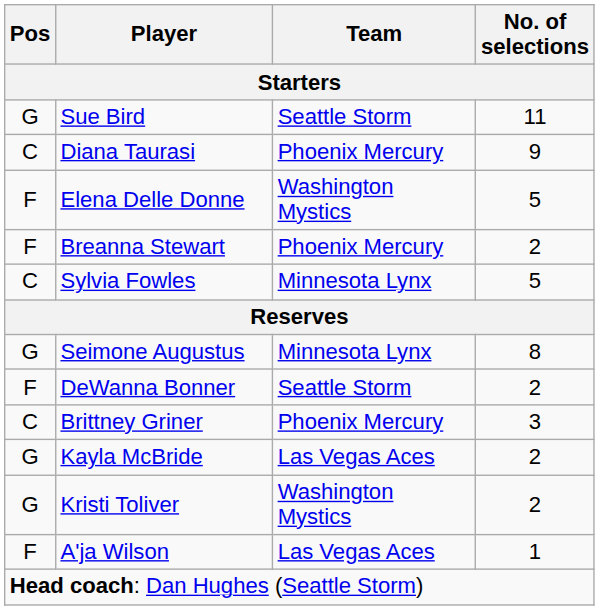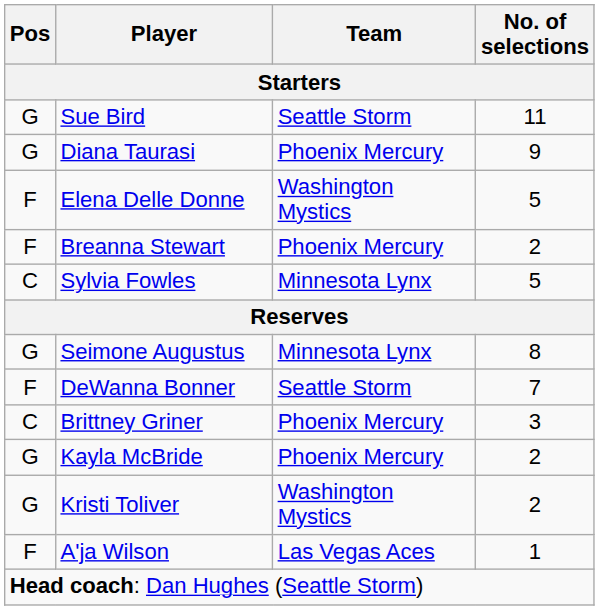(30, 151) C -> (30, 151) G
(535, 386) 2 -> (535, 386) 7
(356, 456) Las Vegas Aces -> (360, 456) Phoenix Mercury
